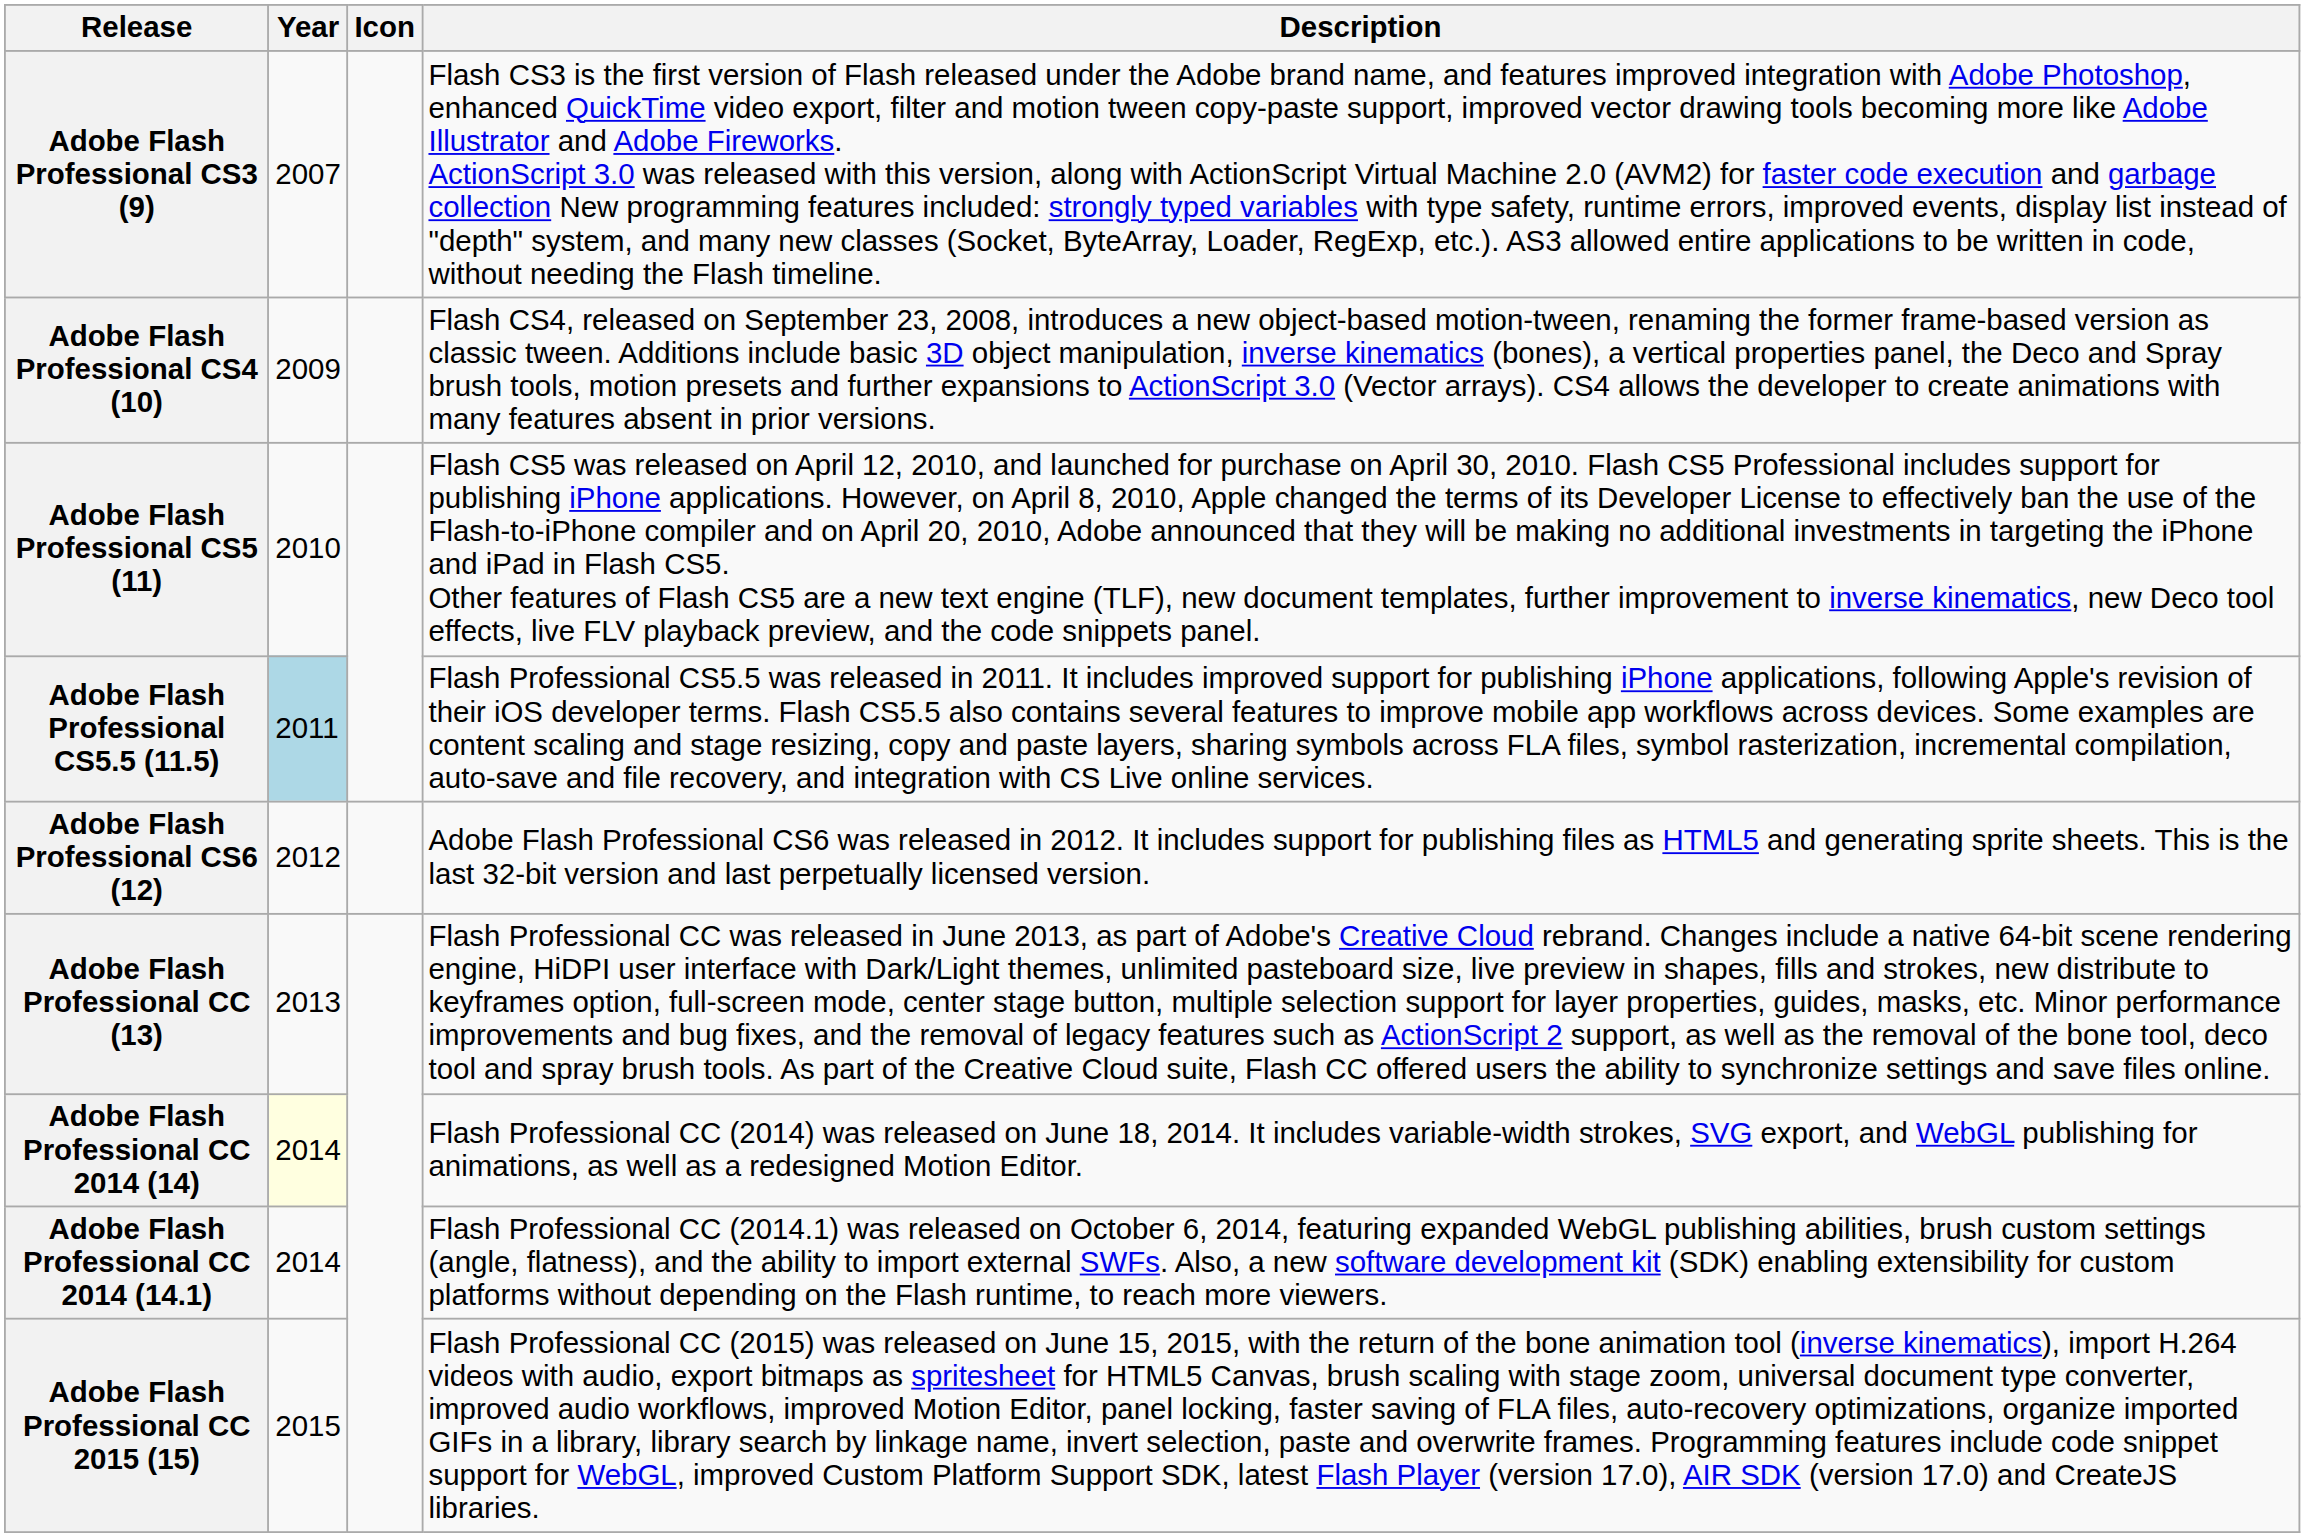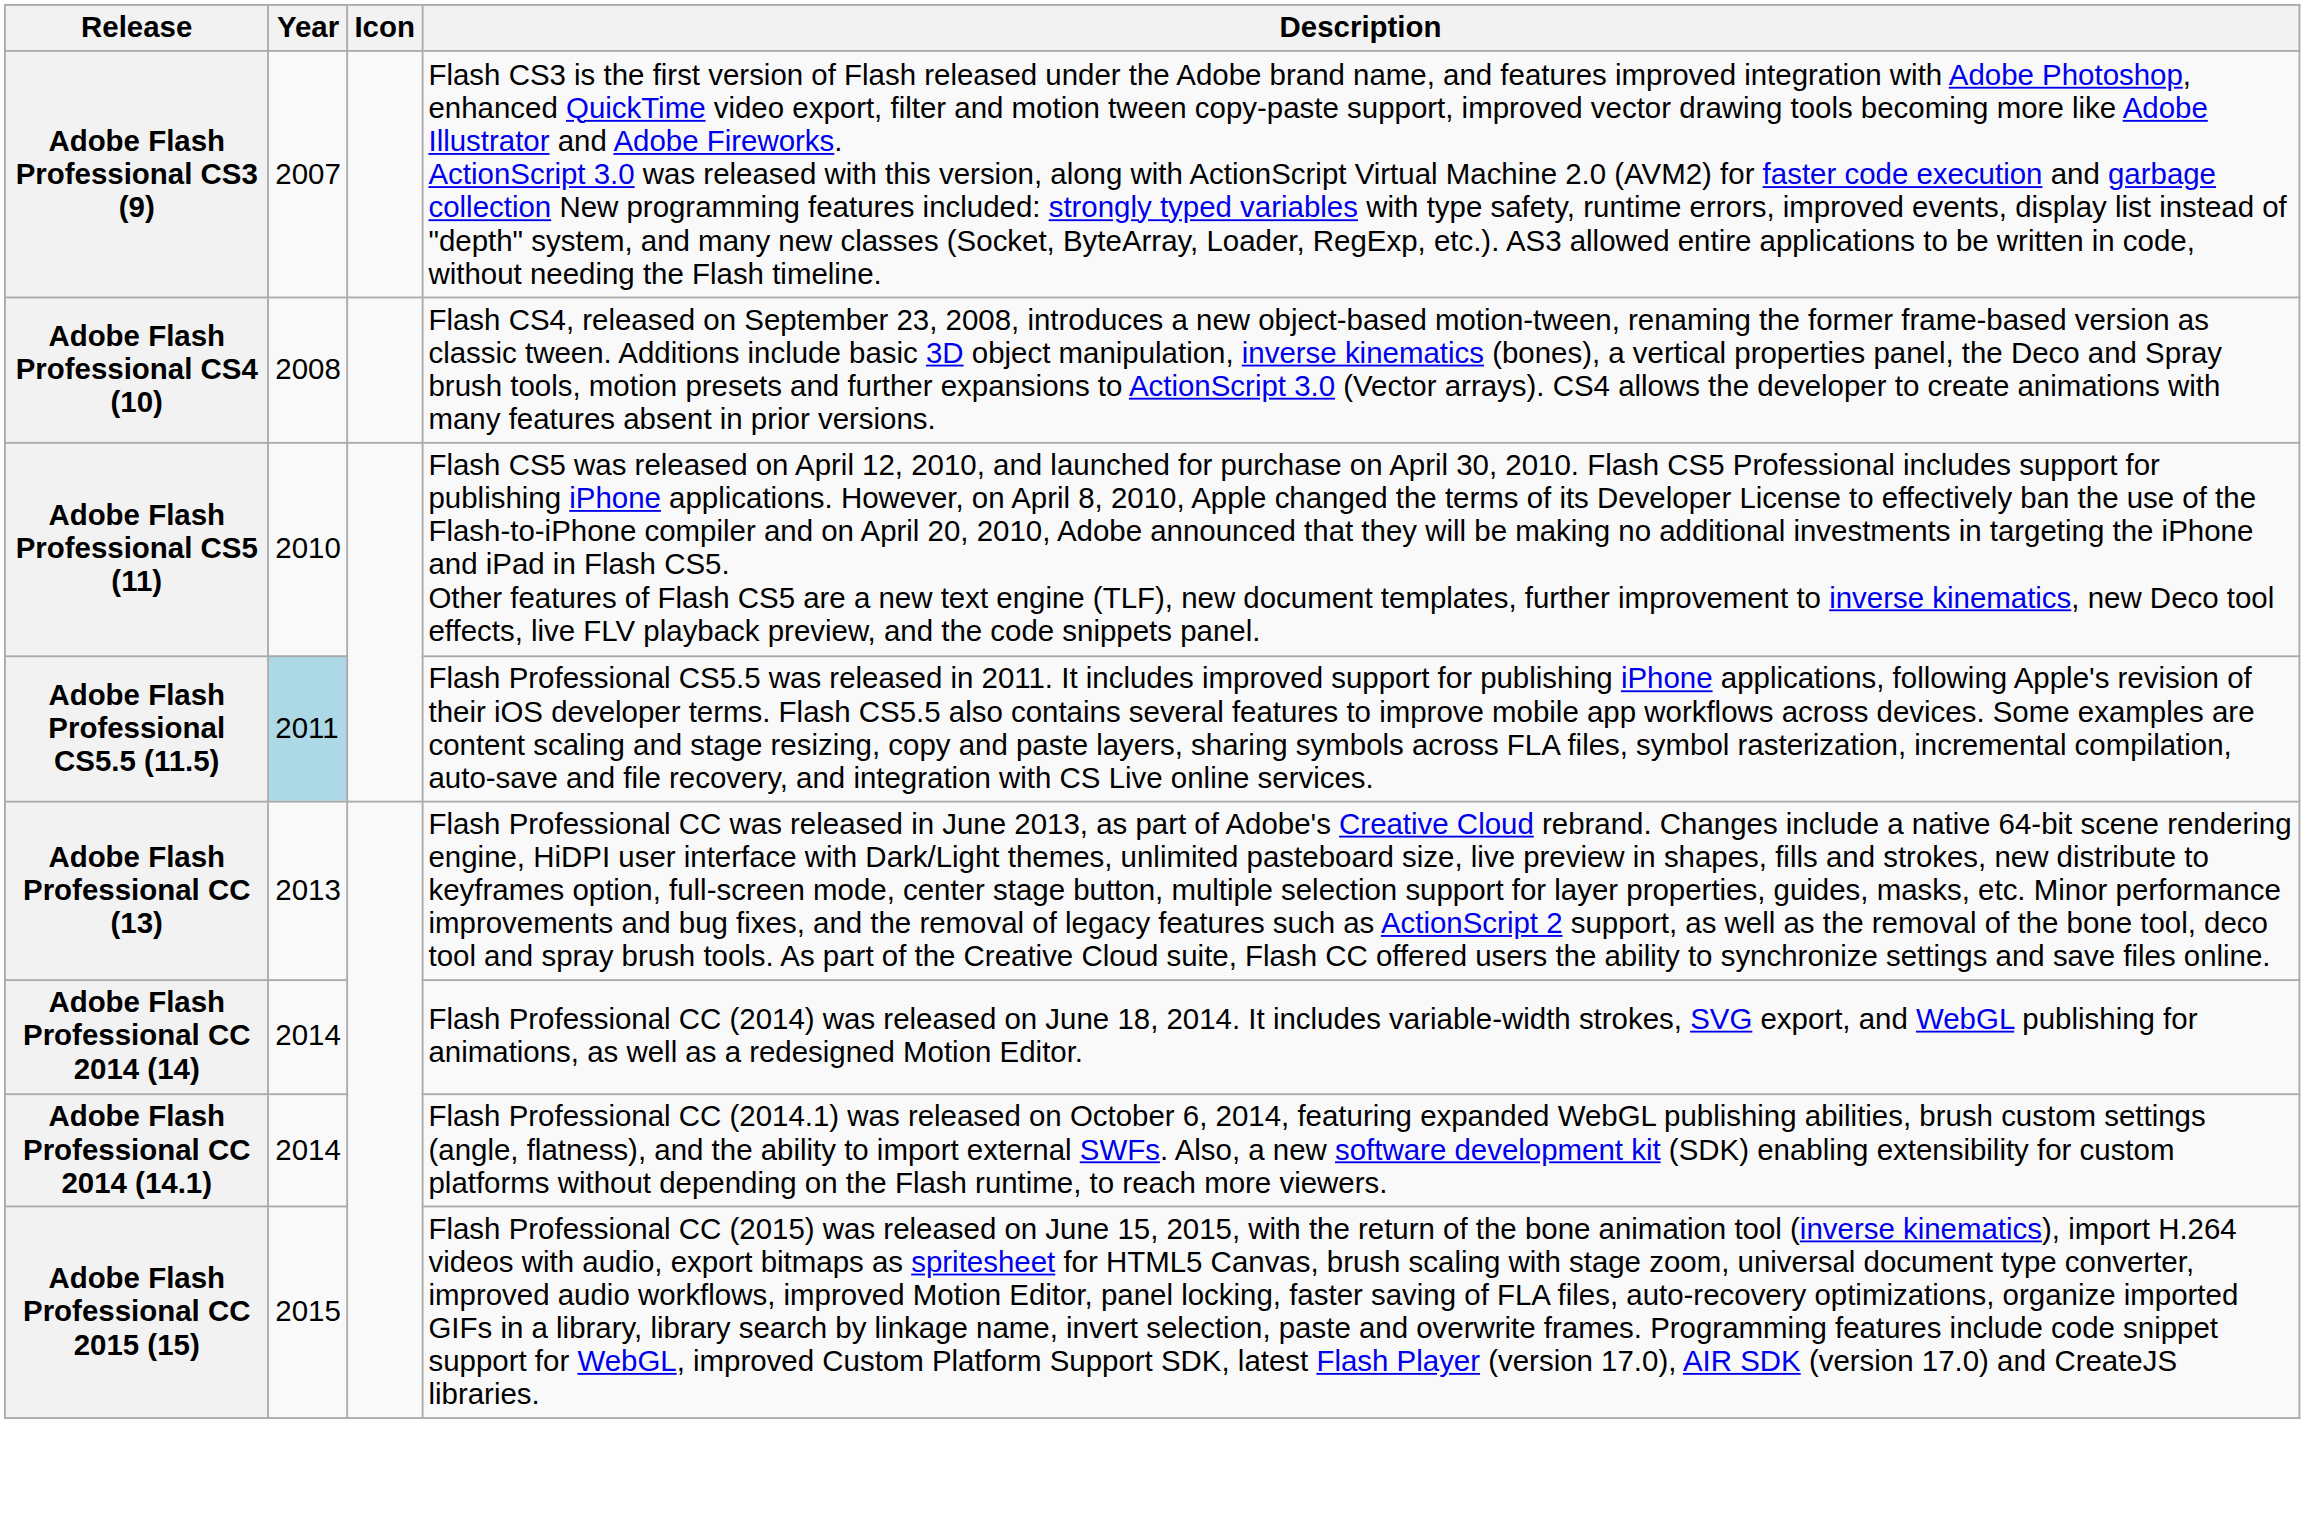(308, 369) 2009 -> (308, 369) 2008
- row: (137, 857)
(308, 1149) lightyellow background -> (308, 1036) no background
